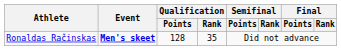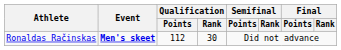(177, 38) 128 -> (177, 38) 112
(212, 38) 35 -> (212, 38) 30
